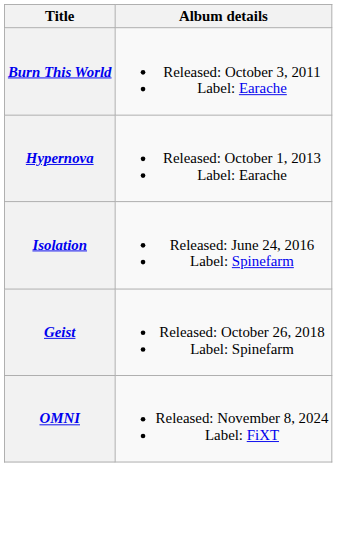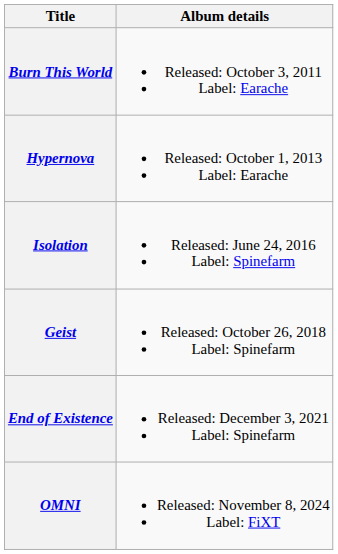+ row: (60, 418)
